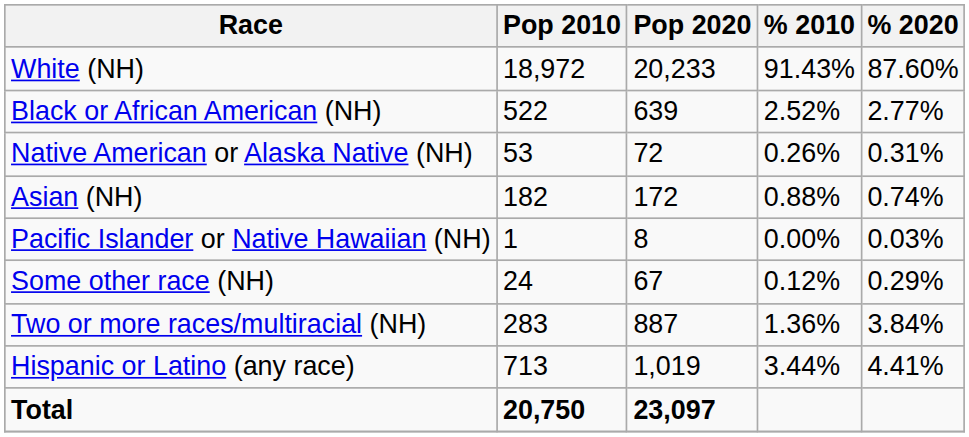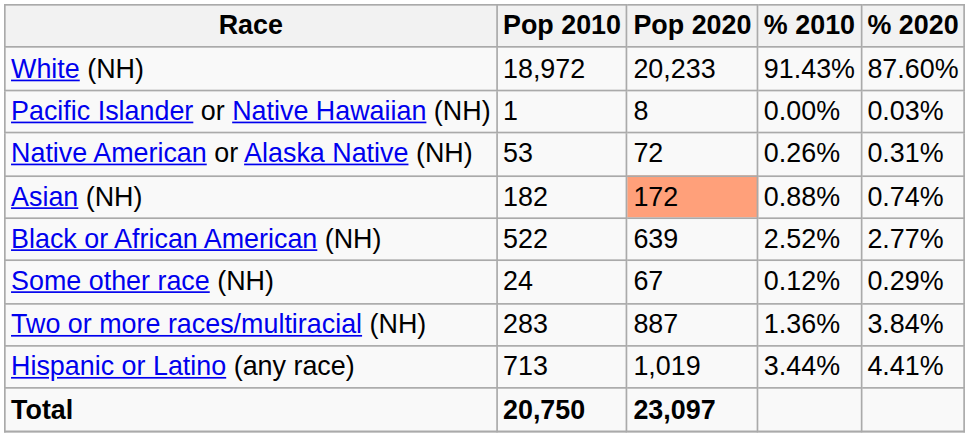rows swapped: (196, 111) <-> (251, 238)
(656, 196) no background -> (656, 196) lightsalmon background
